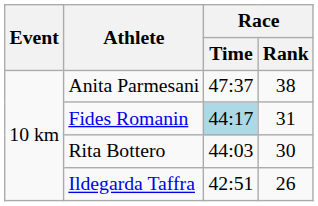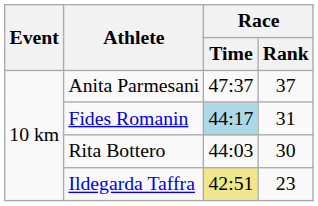(286, 86) 38 -> (286, 86) 37
(231, 183) no background -> (231, 183) khaki background
(286, 183) 26 -> (286, 183) 23
